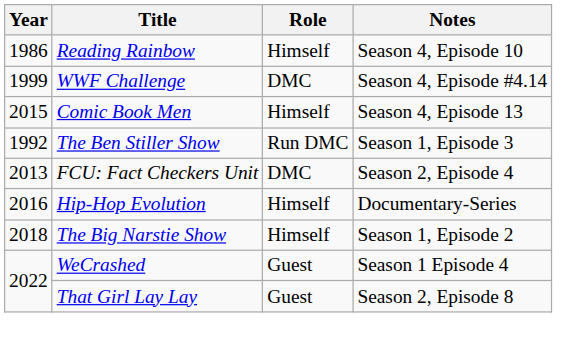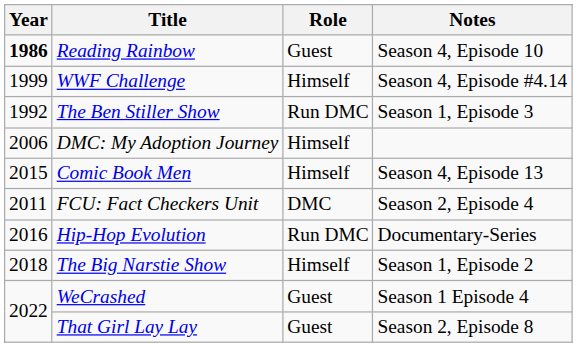(28, 50) normal -> (28, 50) bold
(298, 50) Himself -> (310, 50) Guest
(289, 81) DMC -> (319, 81) Himself
rows swapped: (138, 142) <-> (124, 111)
+ row: (168, 142)
(28, 173) 2013 -> (28, 204) 2011
(298, 204) Himself -> (328, 234) Run DMC
